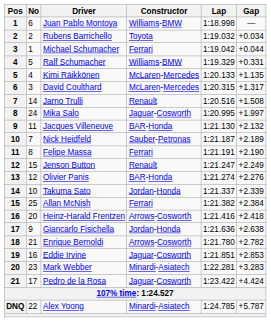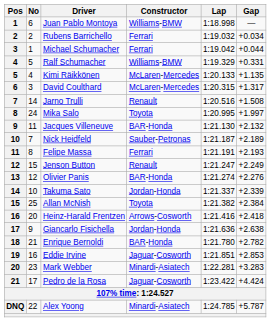(141, 36) Toyota -> (141, 36) Ferrari
(160, 113) Jaguar-Cosworth -> (141, 113) Toyota
(251, 152) +2.190 -> (251, 152) +2.193
(141, 203) Ferrari -> (141, 203) Toyota
(160, 242) Arrows-Cosworth -> (151, 242) BAR-Honda
